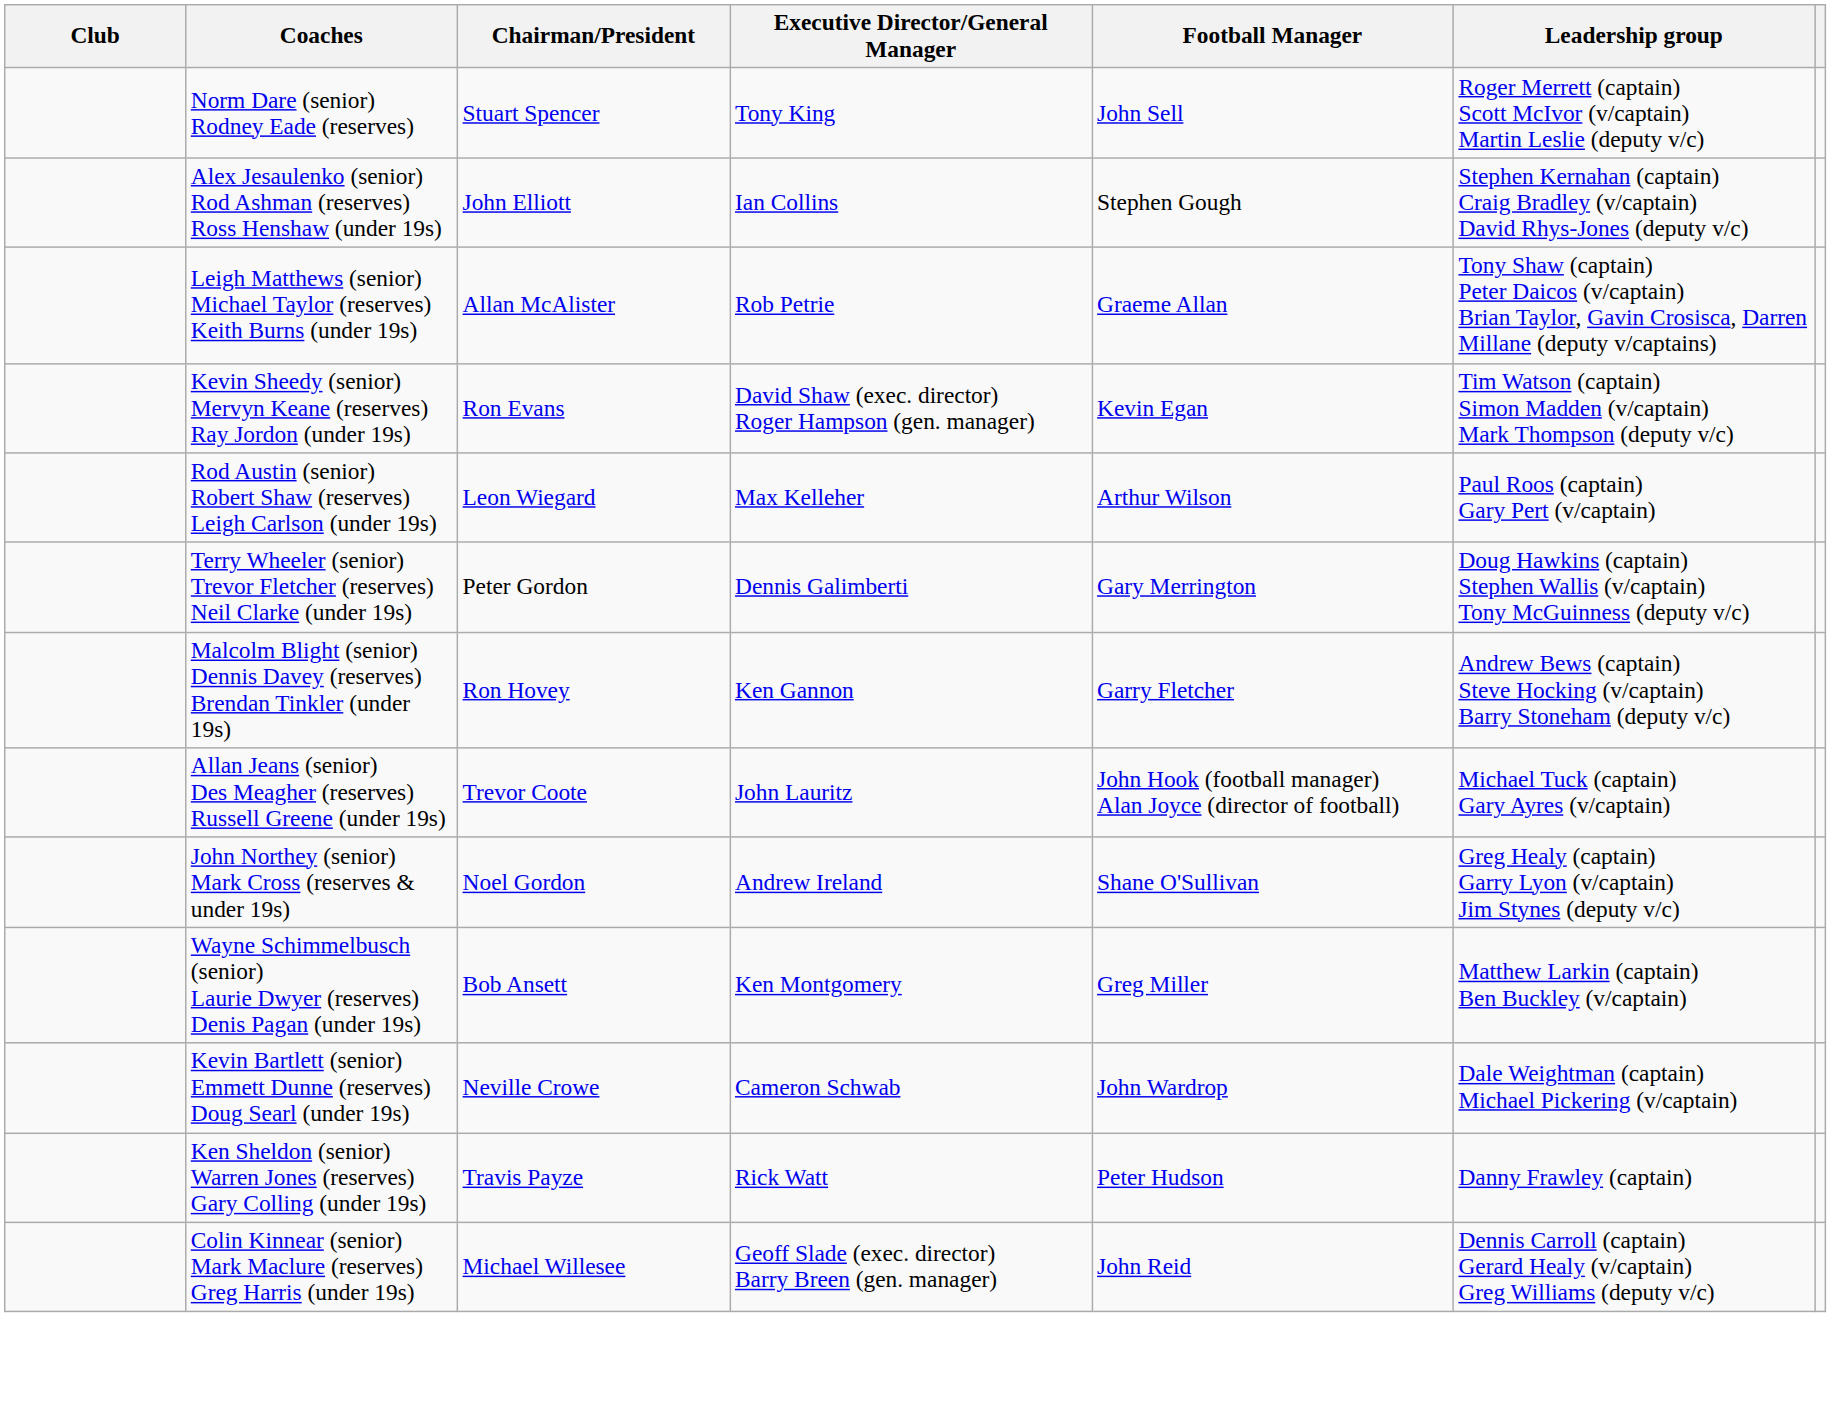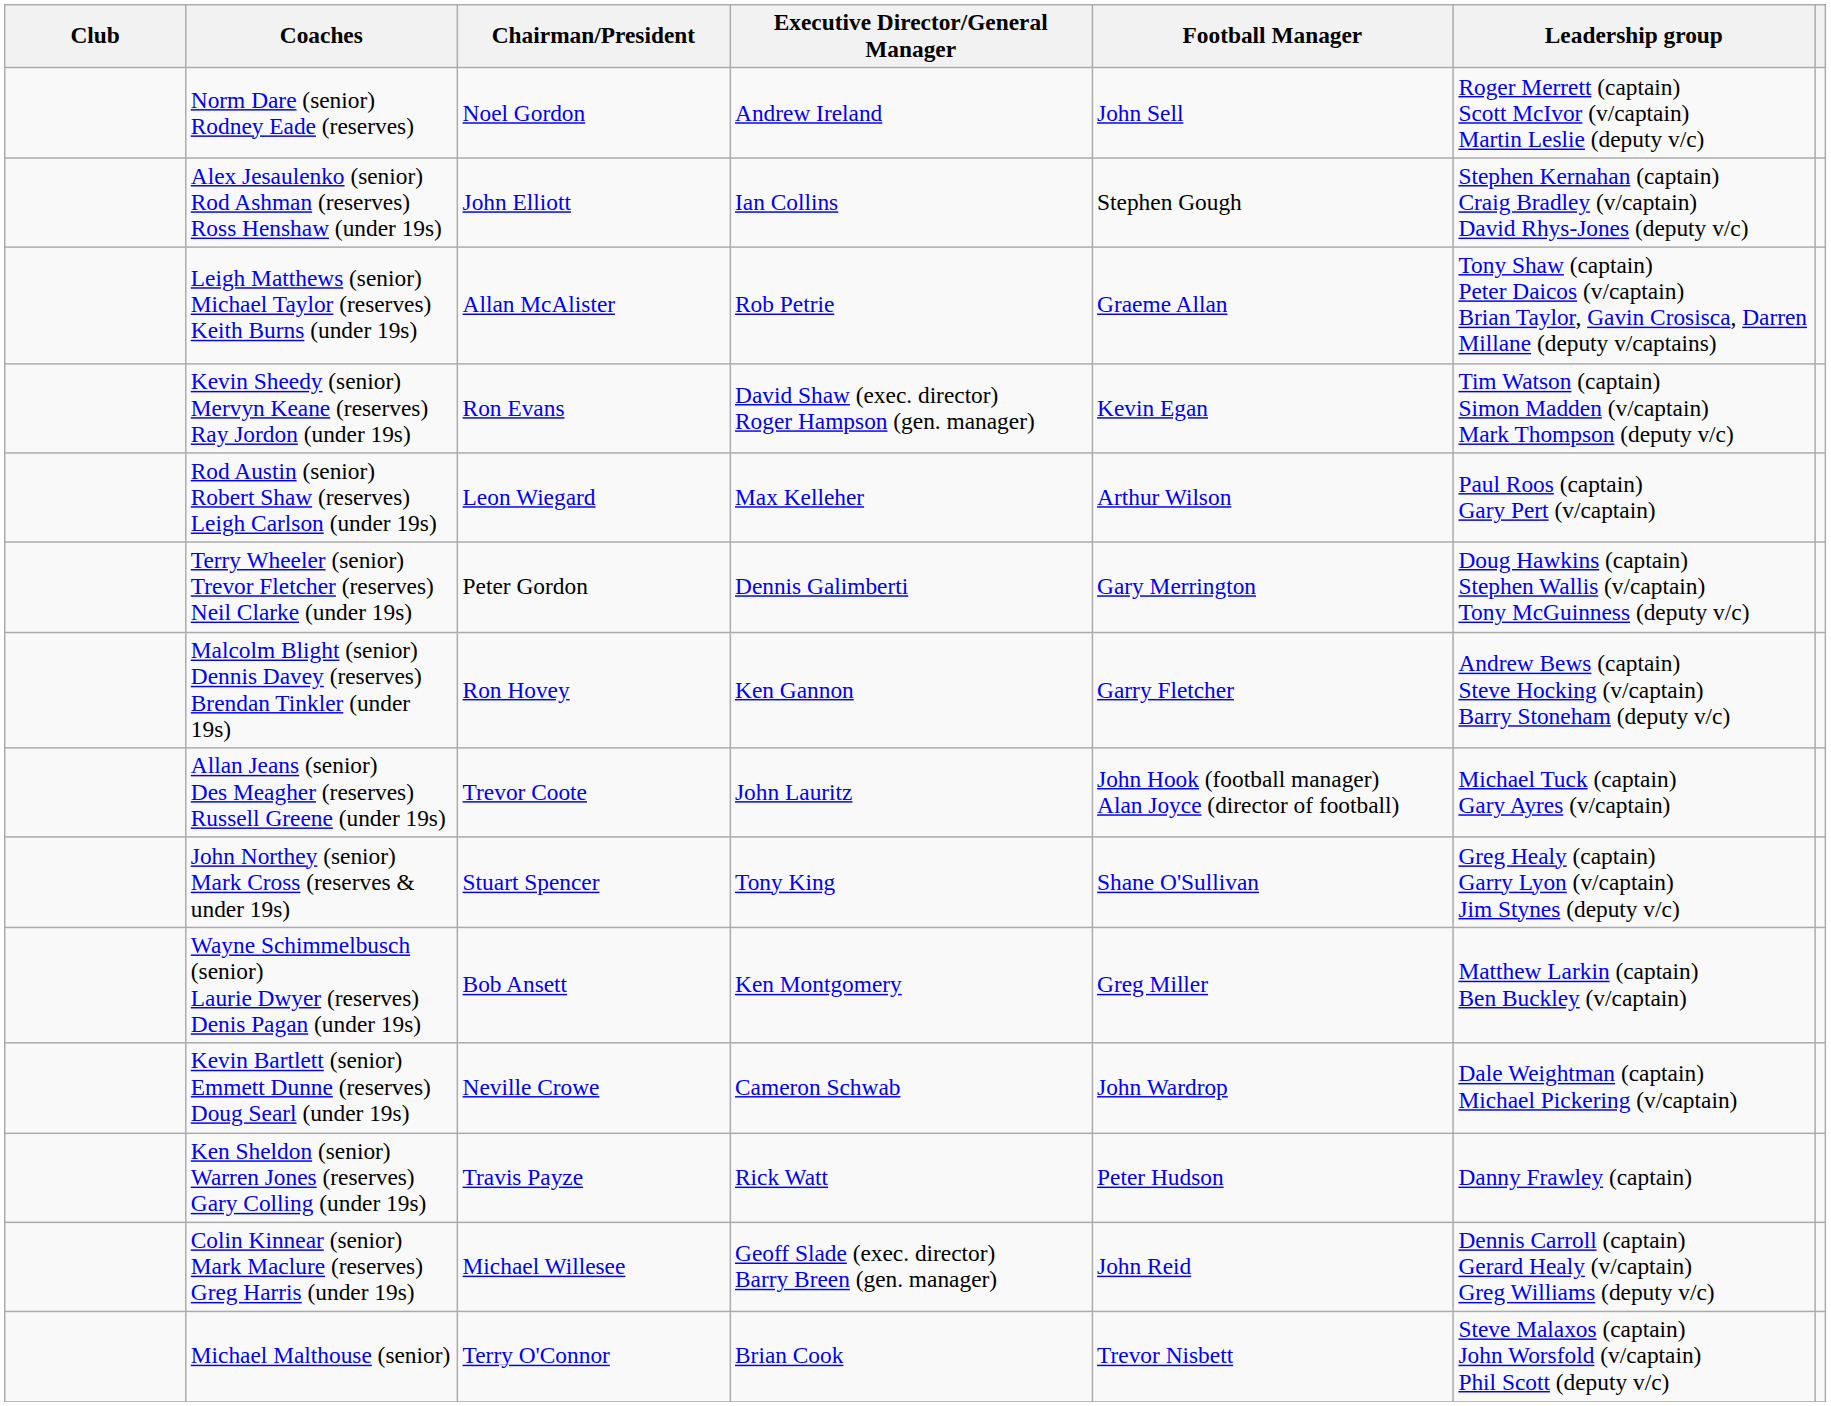(531, 112) Stuart Spencer -> (524, 112) Noel Gordon
(785, 112) Tony King -> (809, 112) Andrew Ireland
(524, 882) Noel Gordon -> (531, 882) Stuart Spencer
(809, 882) Andrew Ireland -> (785, 882) Tony King
+ row: (321, 1356)
